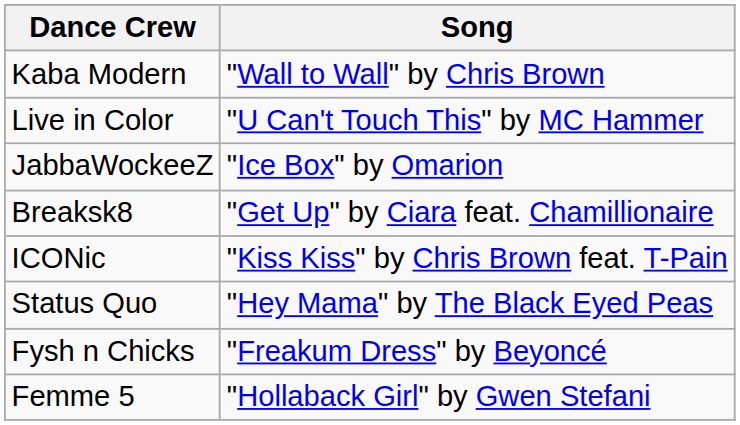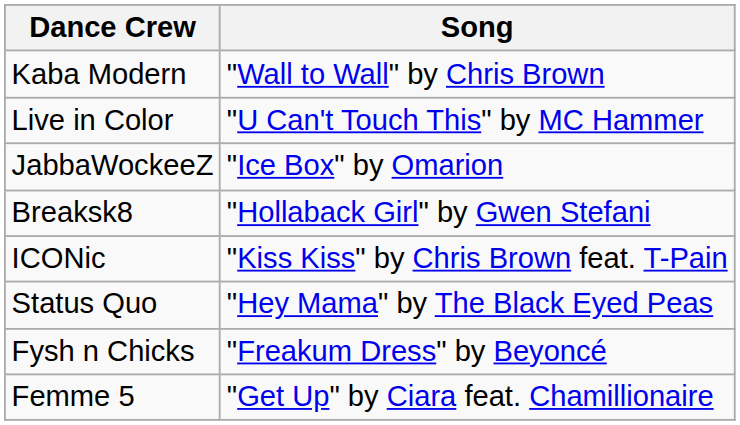(470, 212) "Get Up" by Ciara feat. Chamillionaire -> (439, 212) "Hollaback Girl" by Gwen Stefani
(439, 397) "Hollaback Girl" by Gwen Stefani -> (470, 397) "Get Up" by Ciara feat. Chamillionaire
